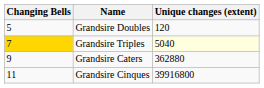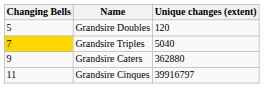(165, 43) lightyellow background -> (165, 43) no background
(174, 75) 39916800 -> (174, 75) 39916797
